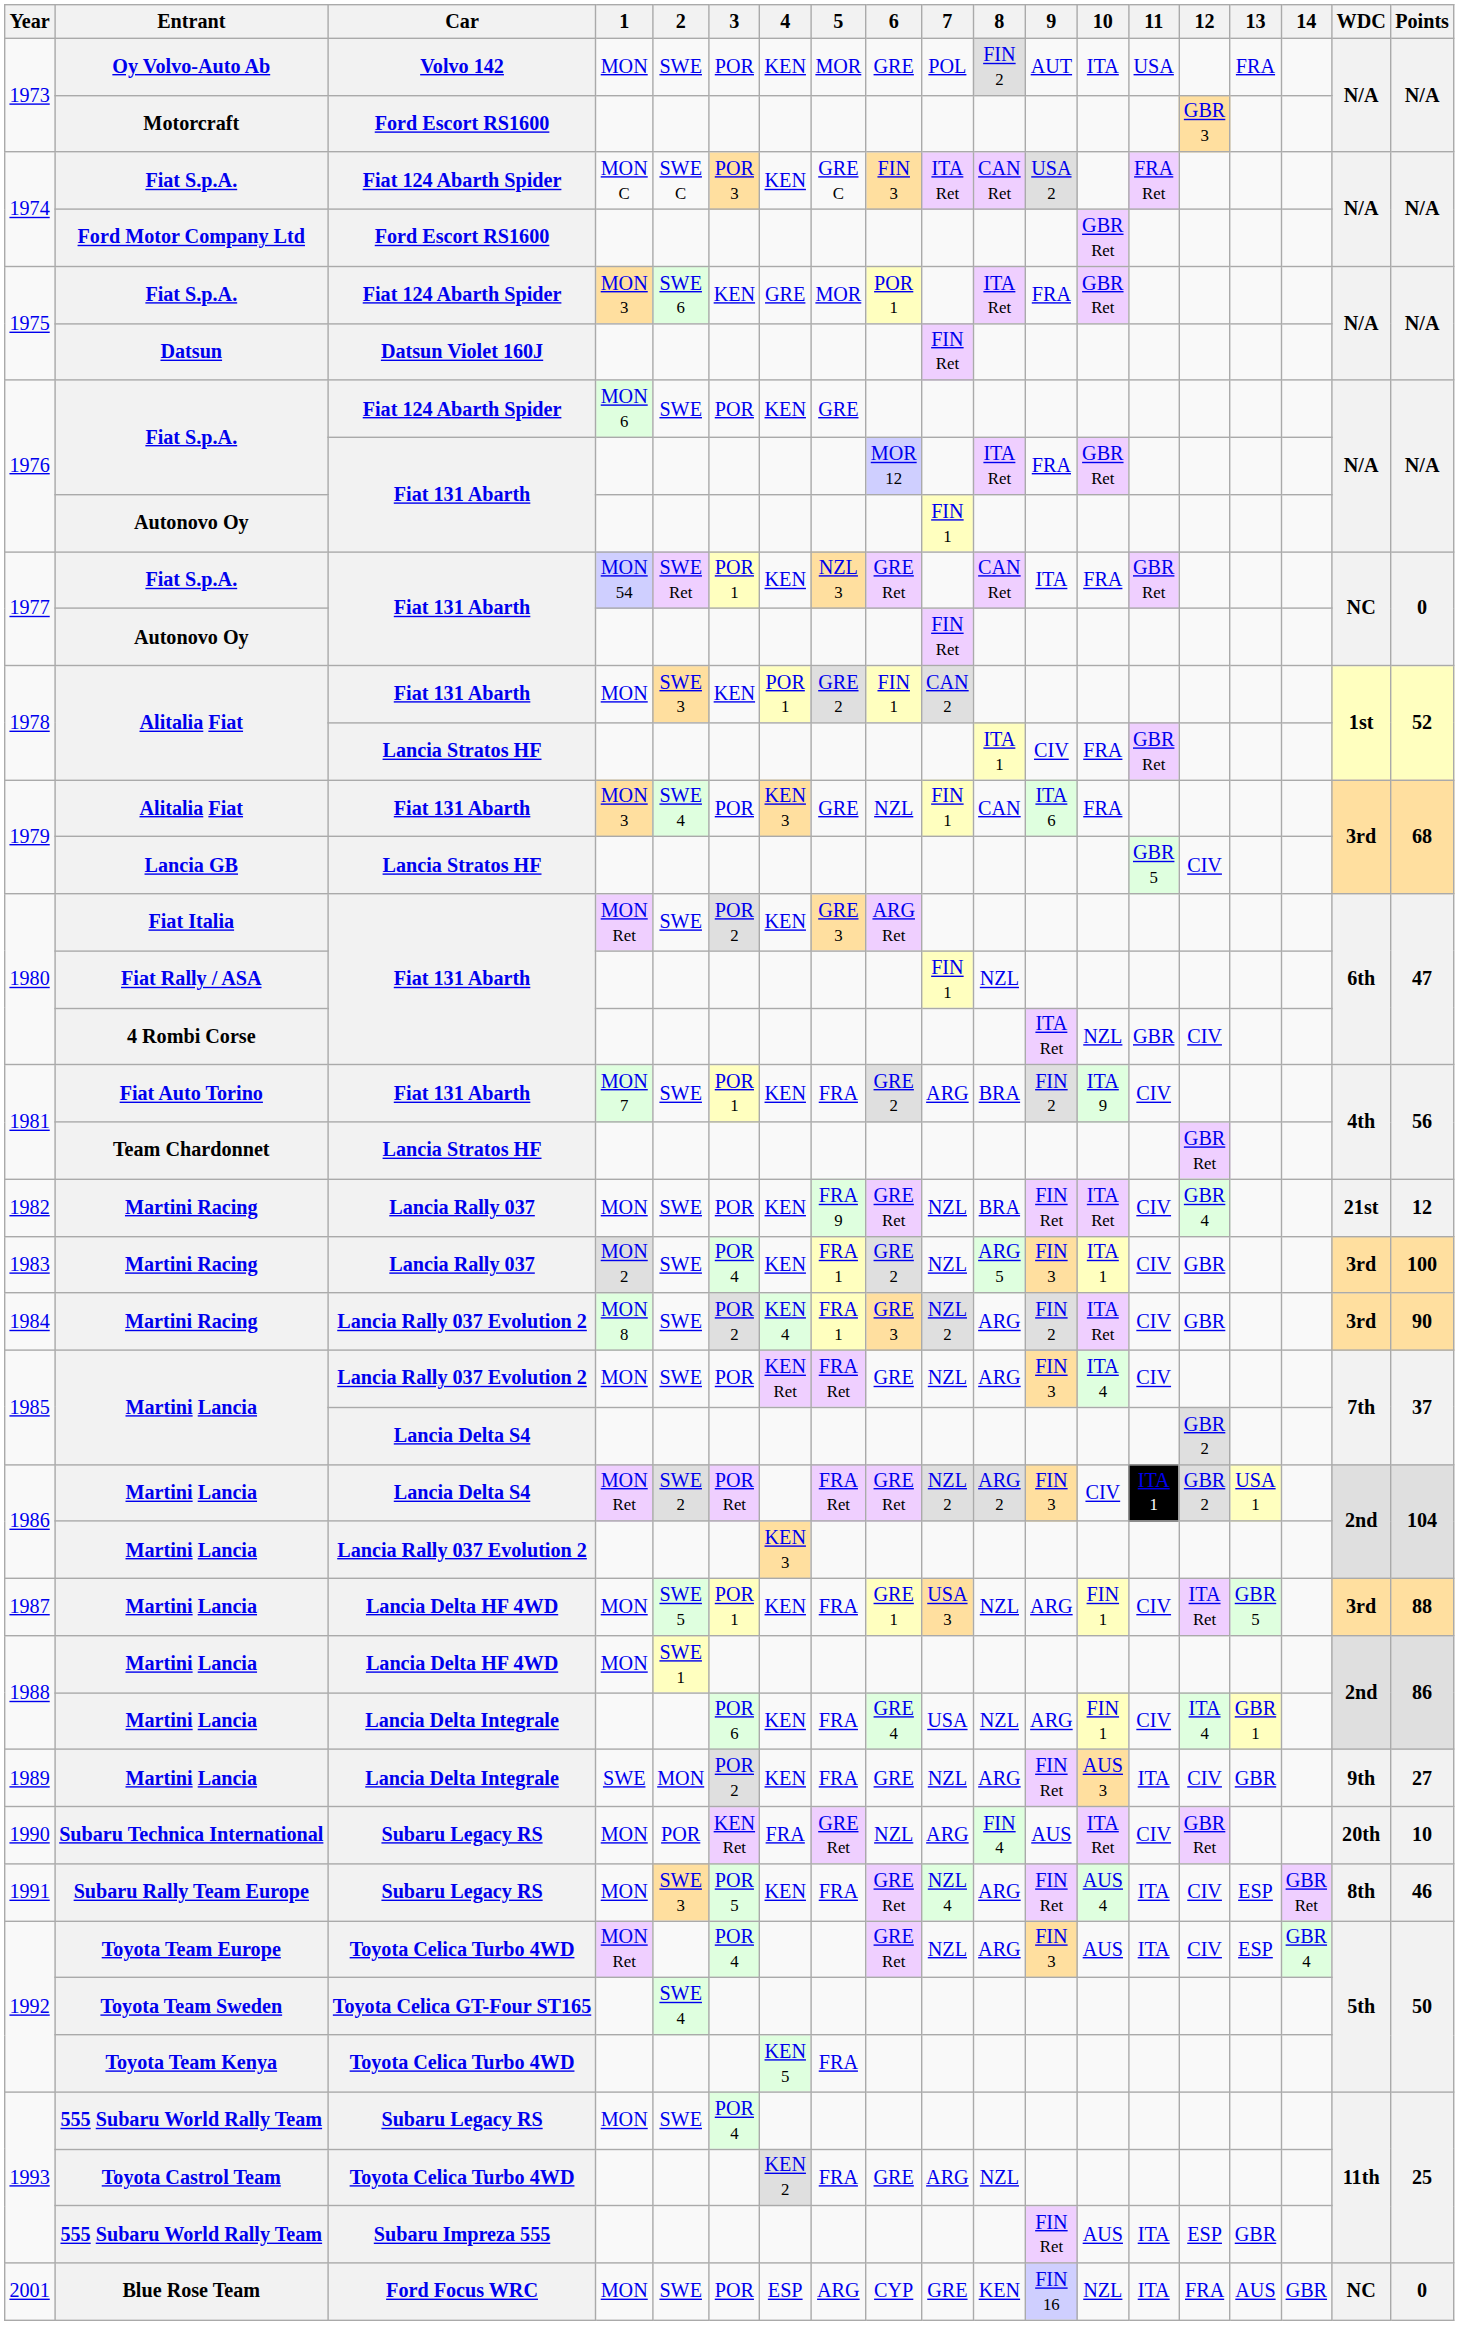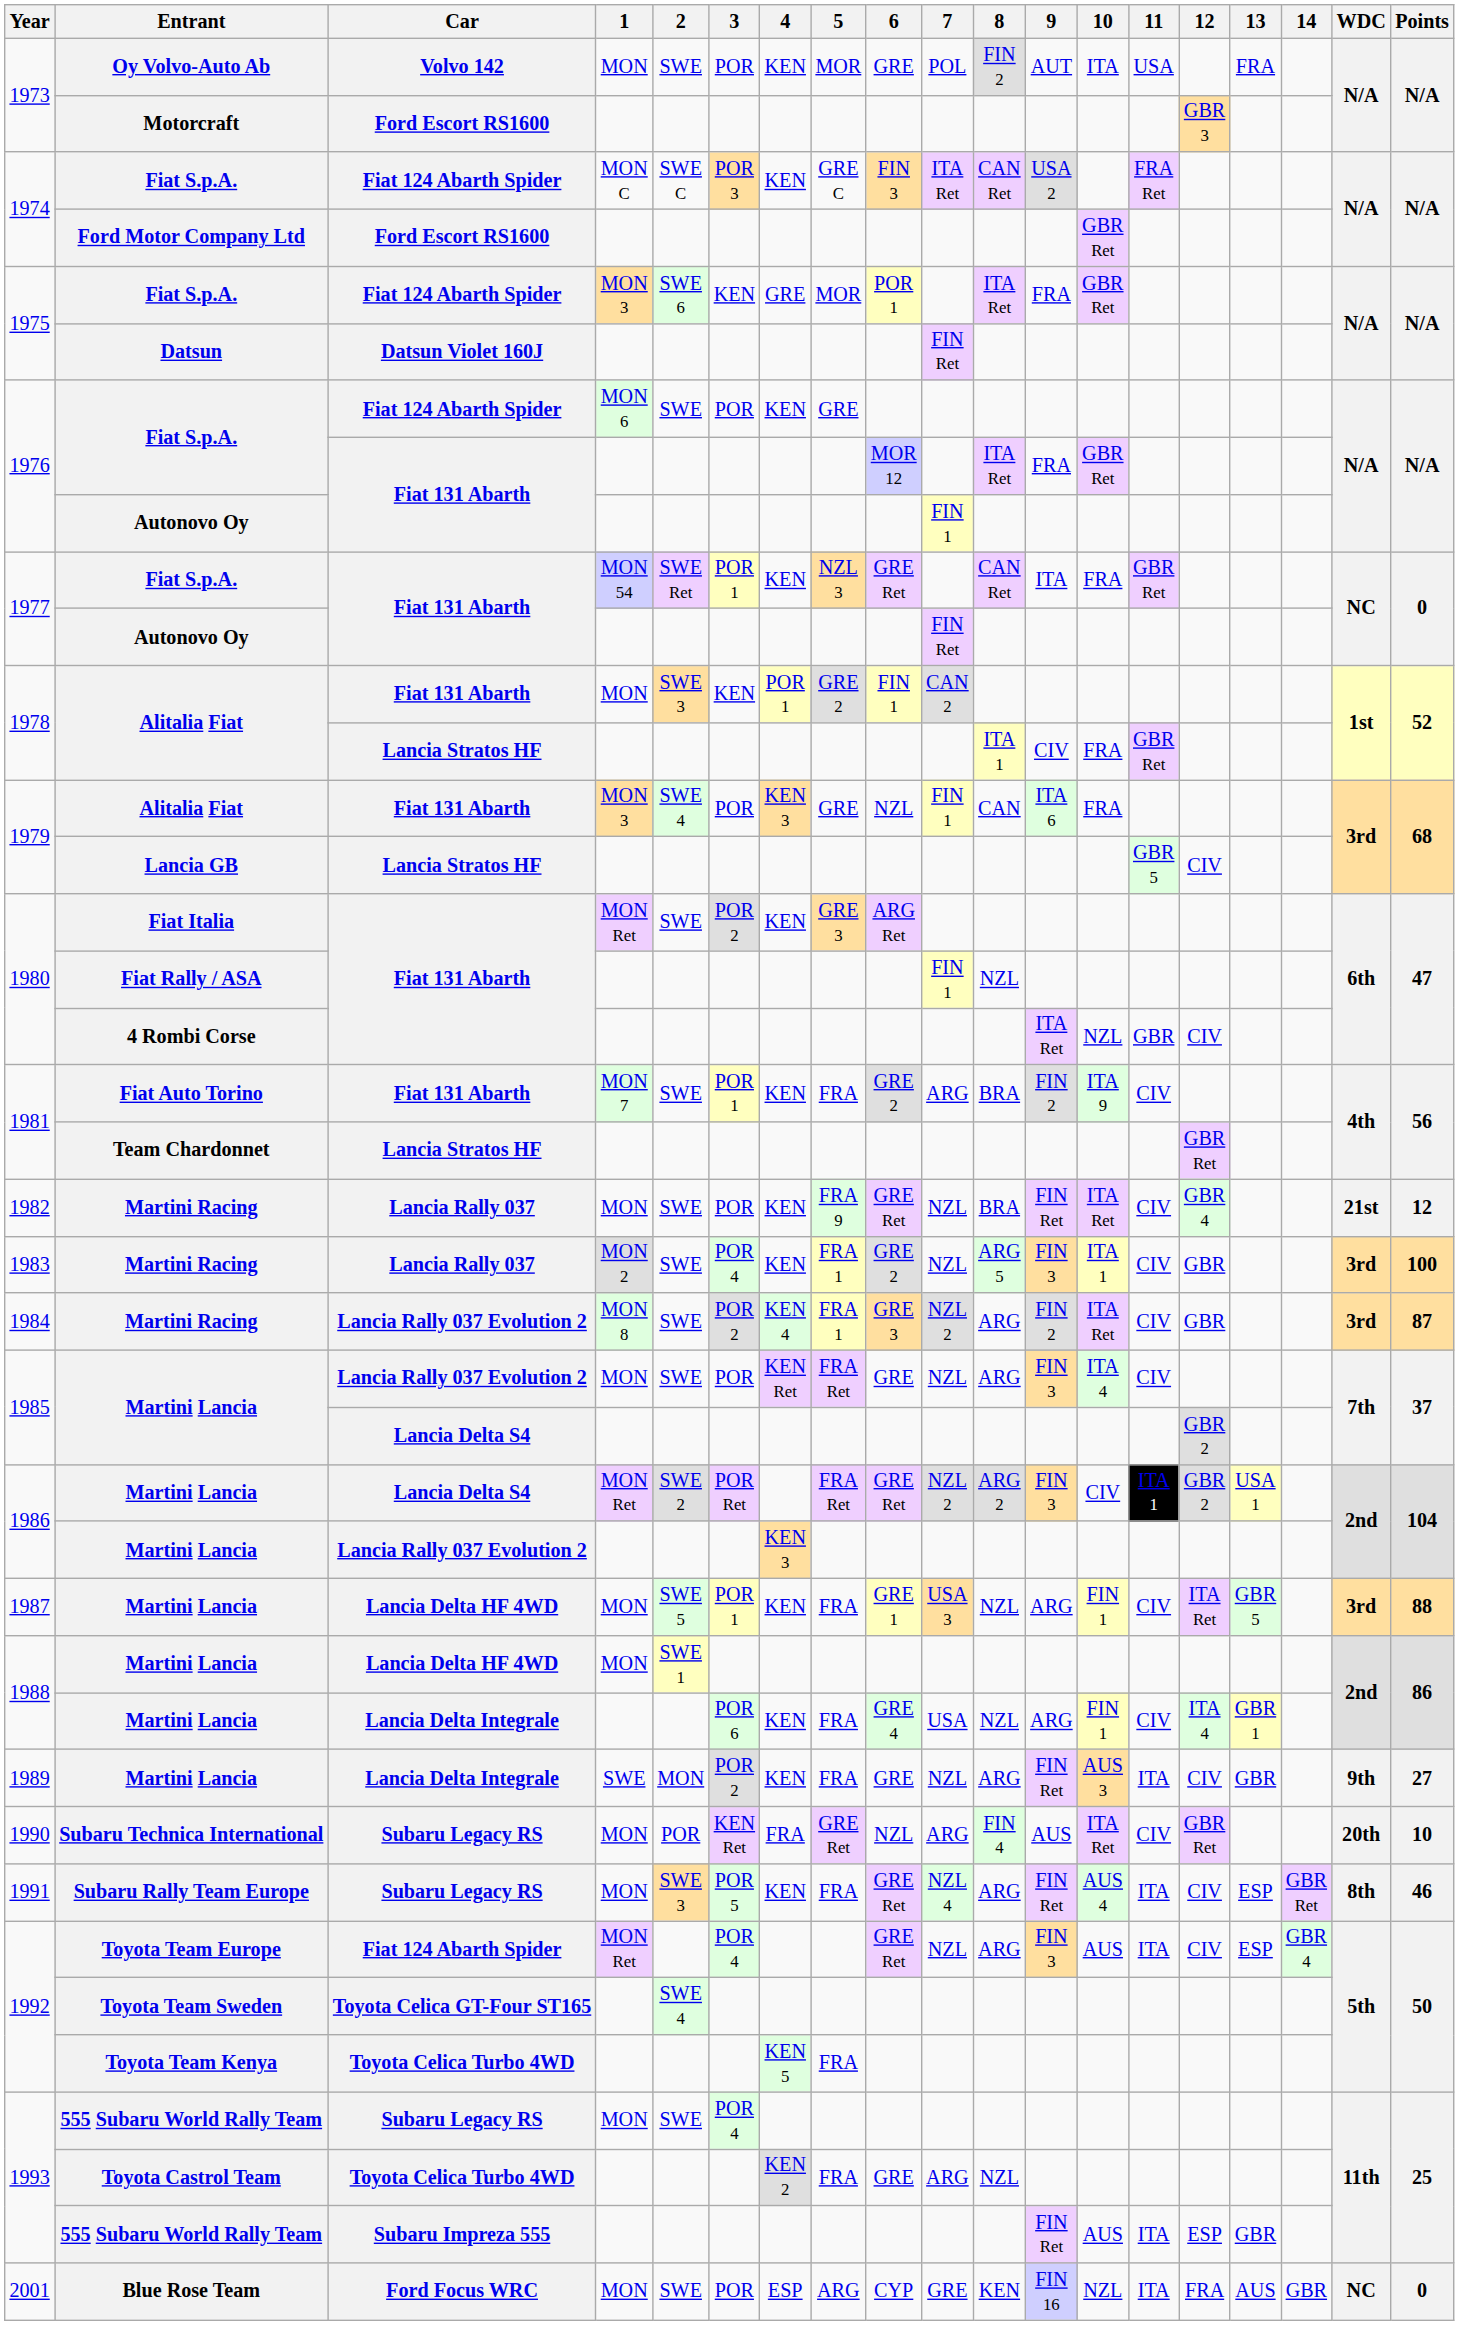(1422, 1321) 90 -> (1422, 1321) 87
(462, 1949) Toyota Celica Turbo 4WD -> (462, 1949) Fiat 124 Abarth Spider
